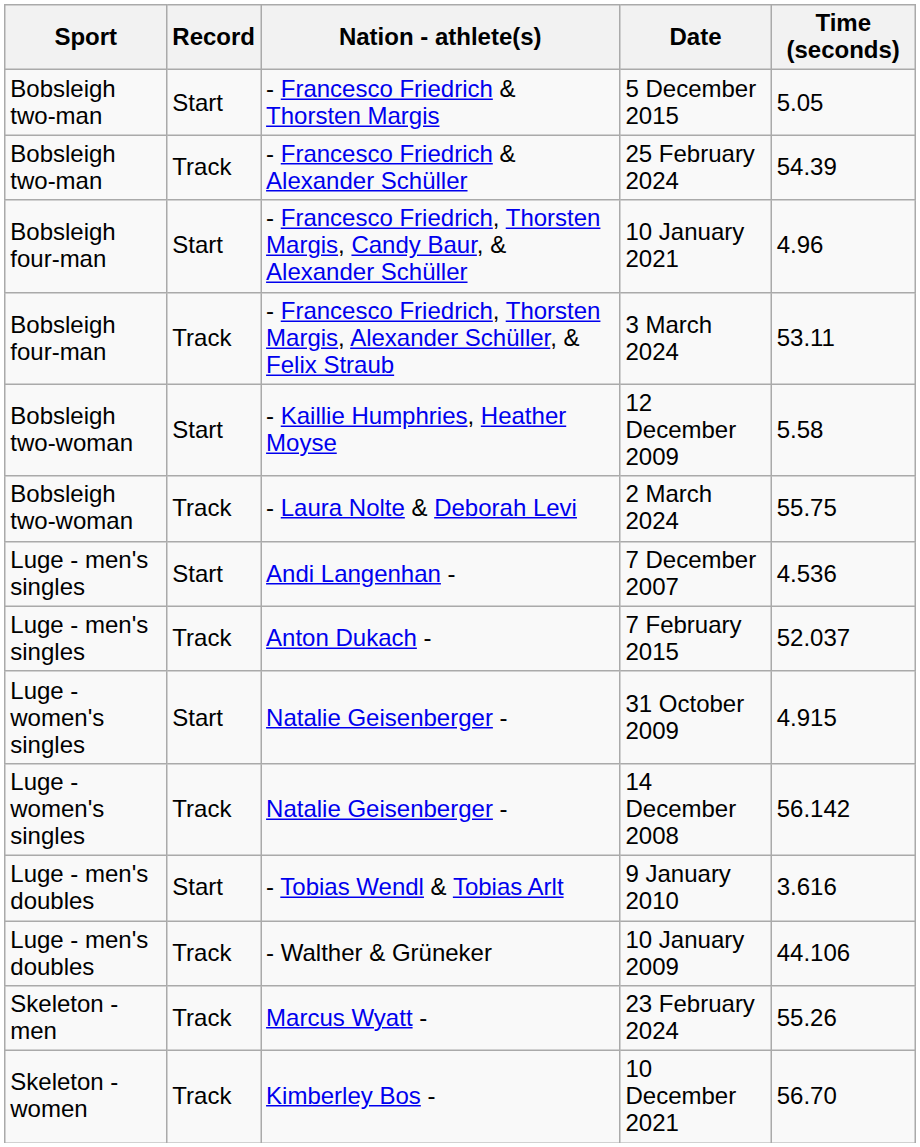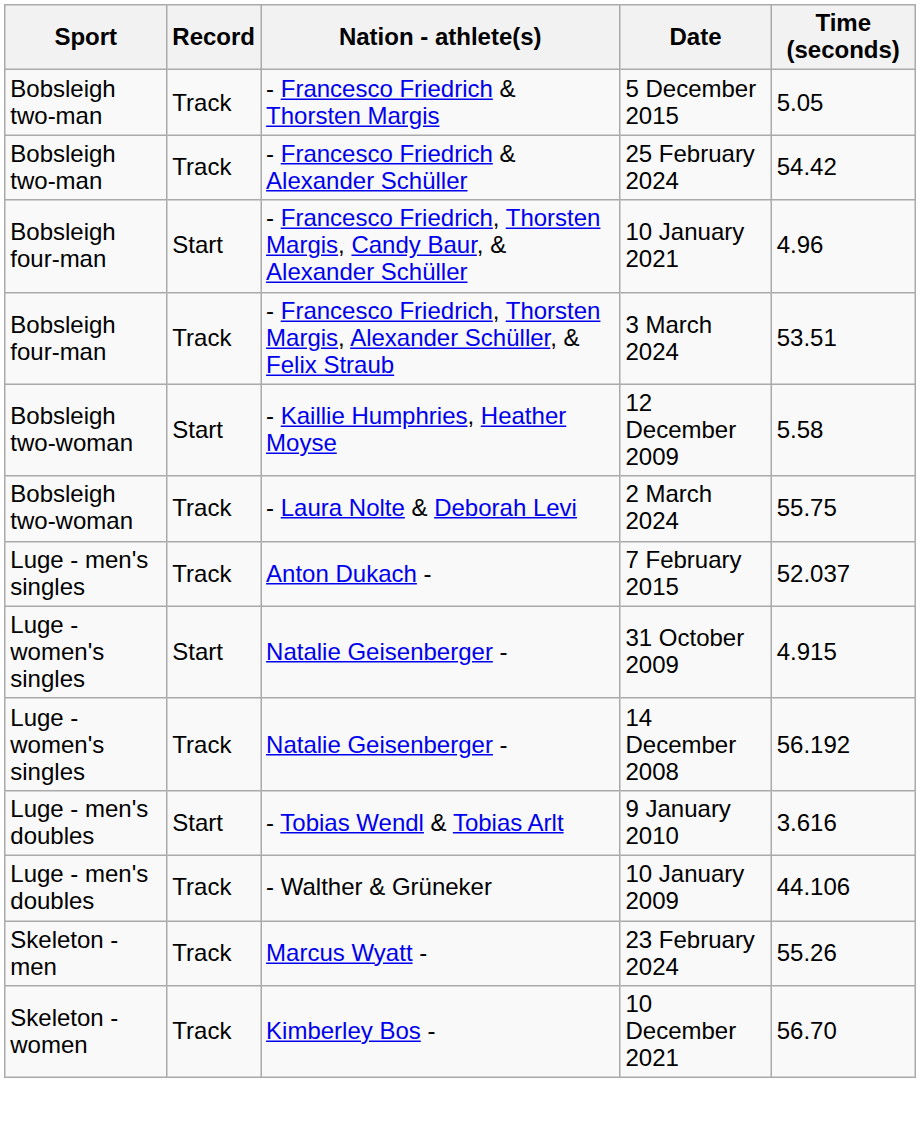(198, 102) Start -> (202, 102) Track
(807, 167) 54.39 -> (807, 167) 54.42
(806, 337) 53.11 -> (807, 337) 53.51
- row: (691, 573)
(813, 809) 56.142 -> (813, 744) 56.192
